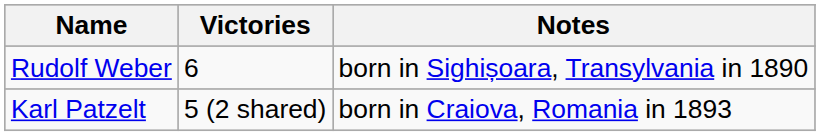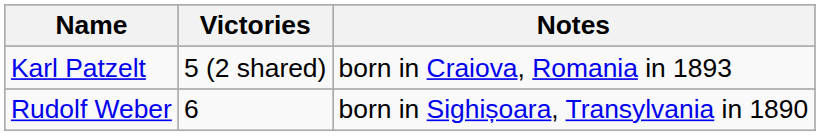rows swapped: (91, 67) <-> (78, 109)
